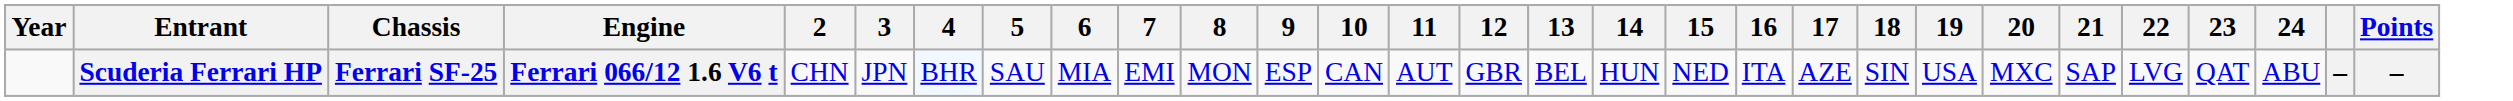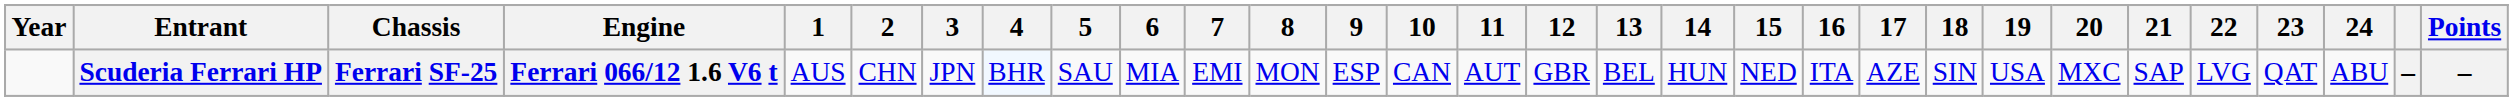+ column: (818, 26)
